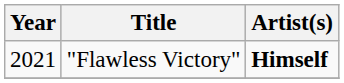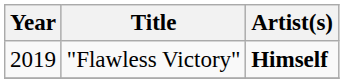(33, 59) 2021 -> (33, 59) 2019
